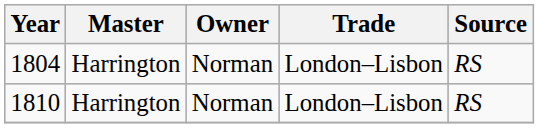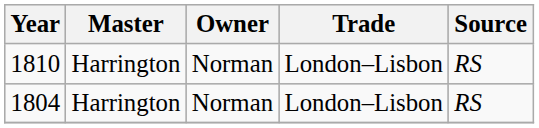rows swapped: (35, 63) <-> (35, 102)
